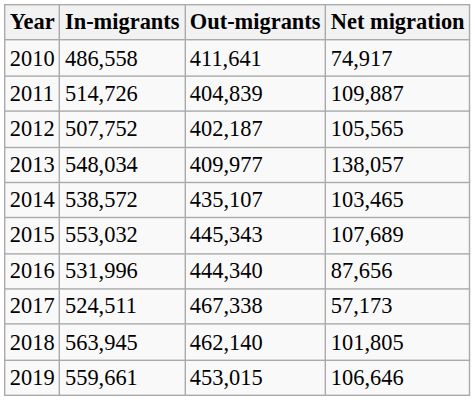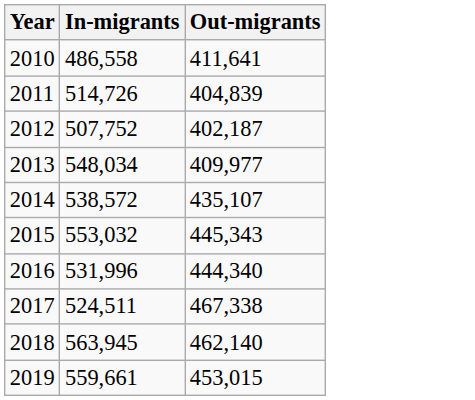- column: (398, 22)
